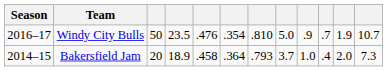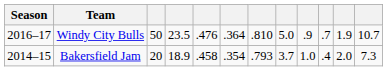(234, 35) .354 -> (234, 35) .364
(234, 56) .364 -> (234, 56) .354
